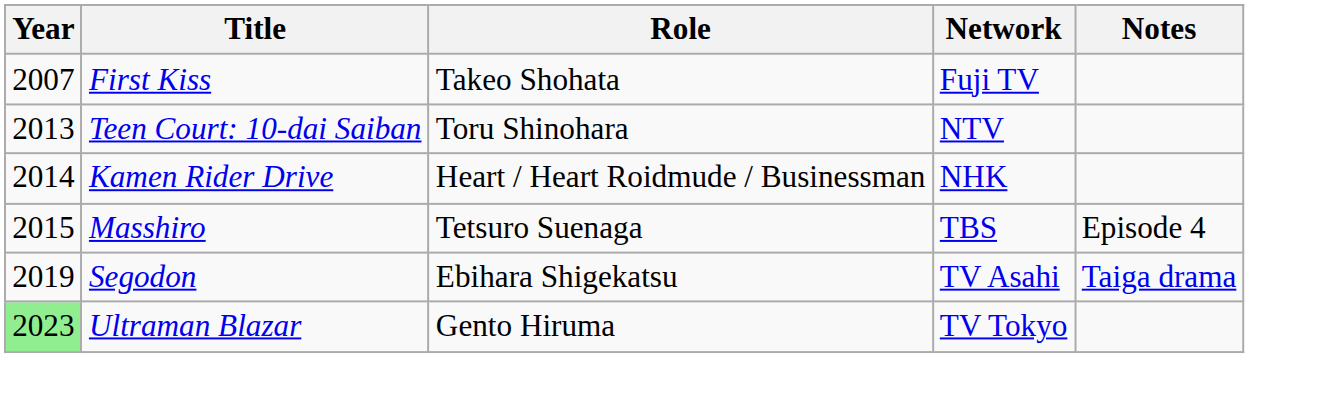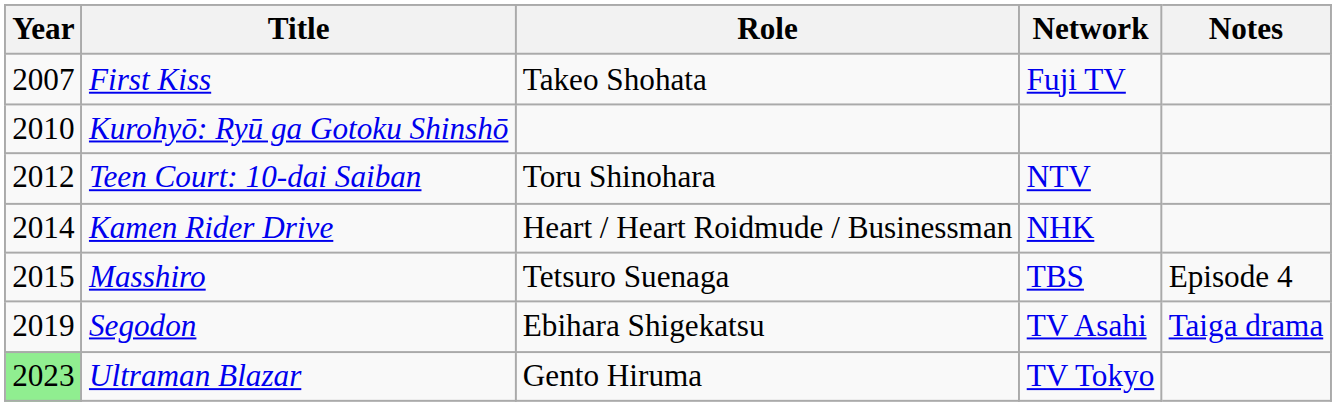+ row: (299, 128)
(43, 128) 2013 -> (43, 177) 2012
